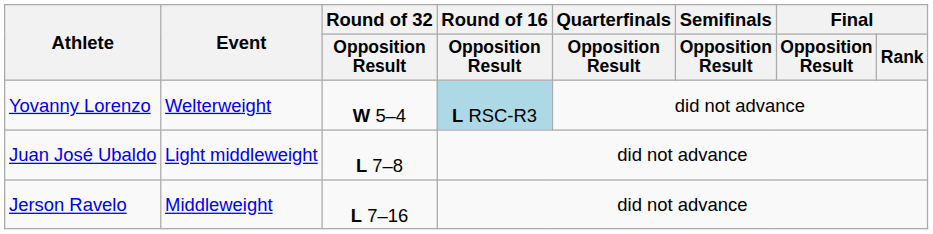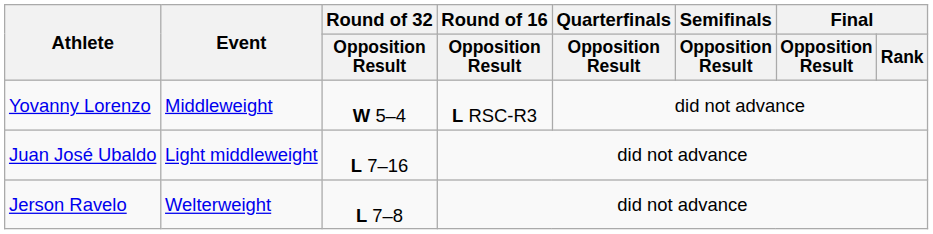(218, 106) Welterweight -> (219, 106) Middleweight
(495, 116) lightblue background -> (495, 116) no background
(379, 165) L 7–8 -> (379, 165) L 7–16
(219, 205) Middleweight -> (218, 205) Welterweight
(379, 215) L 7–16 -> (379, 215) L 7–8
